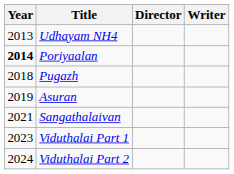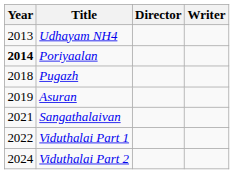(20, 138) 2023 -> (20, 138) 2022
